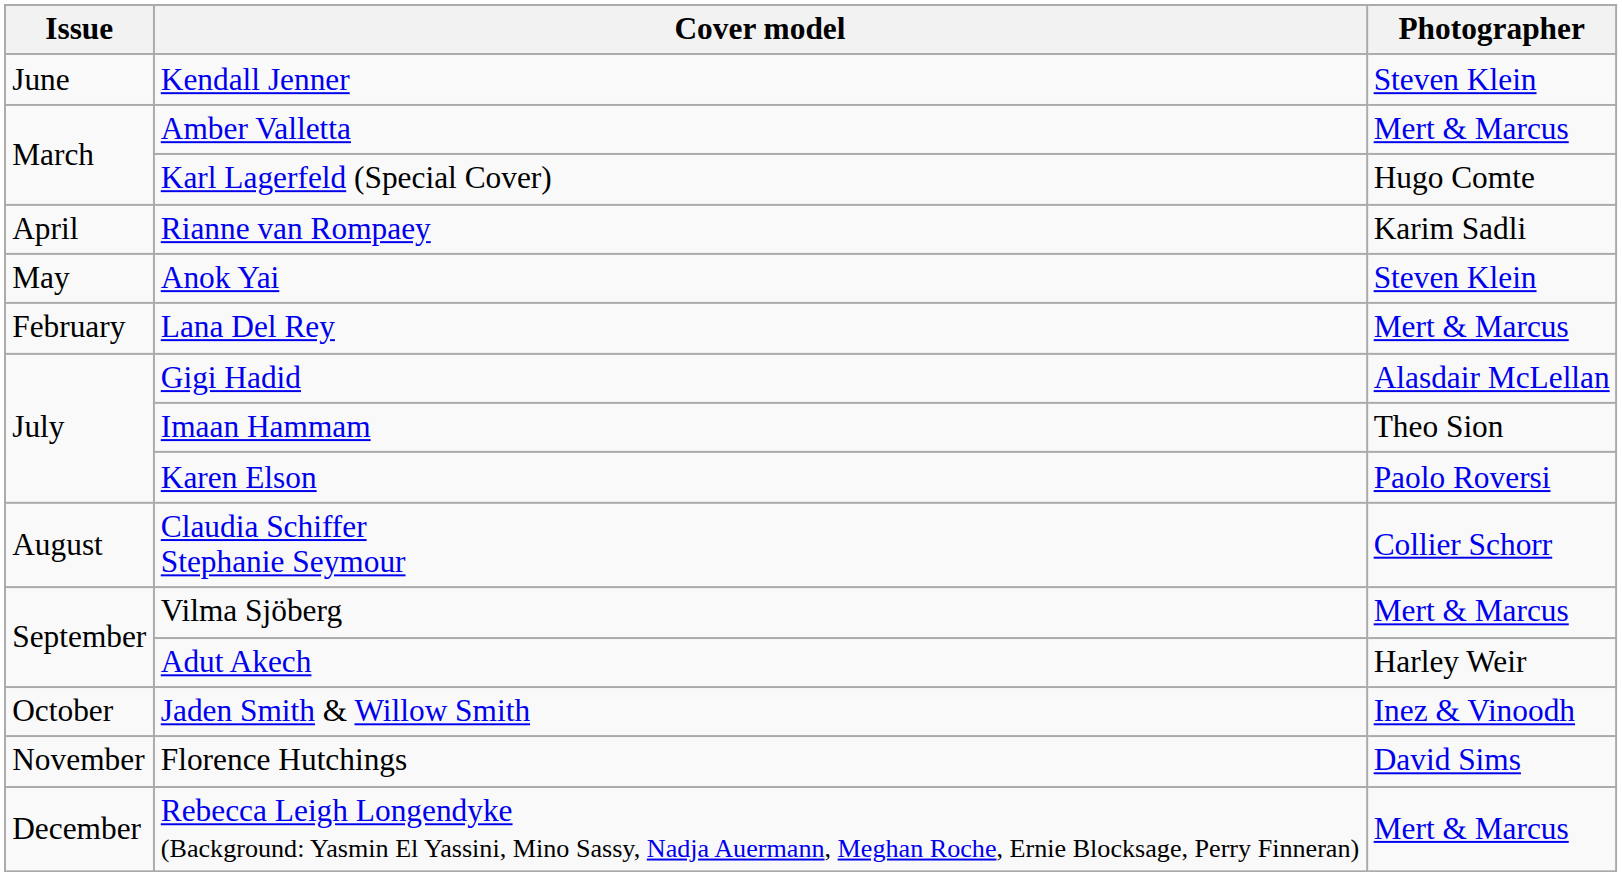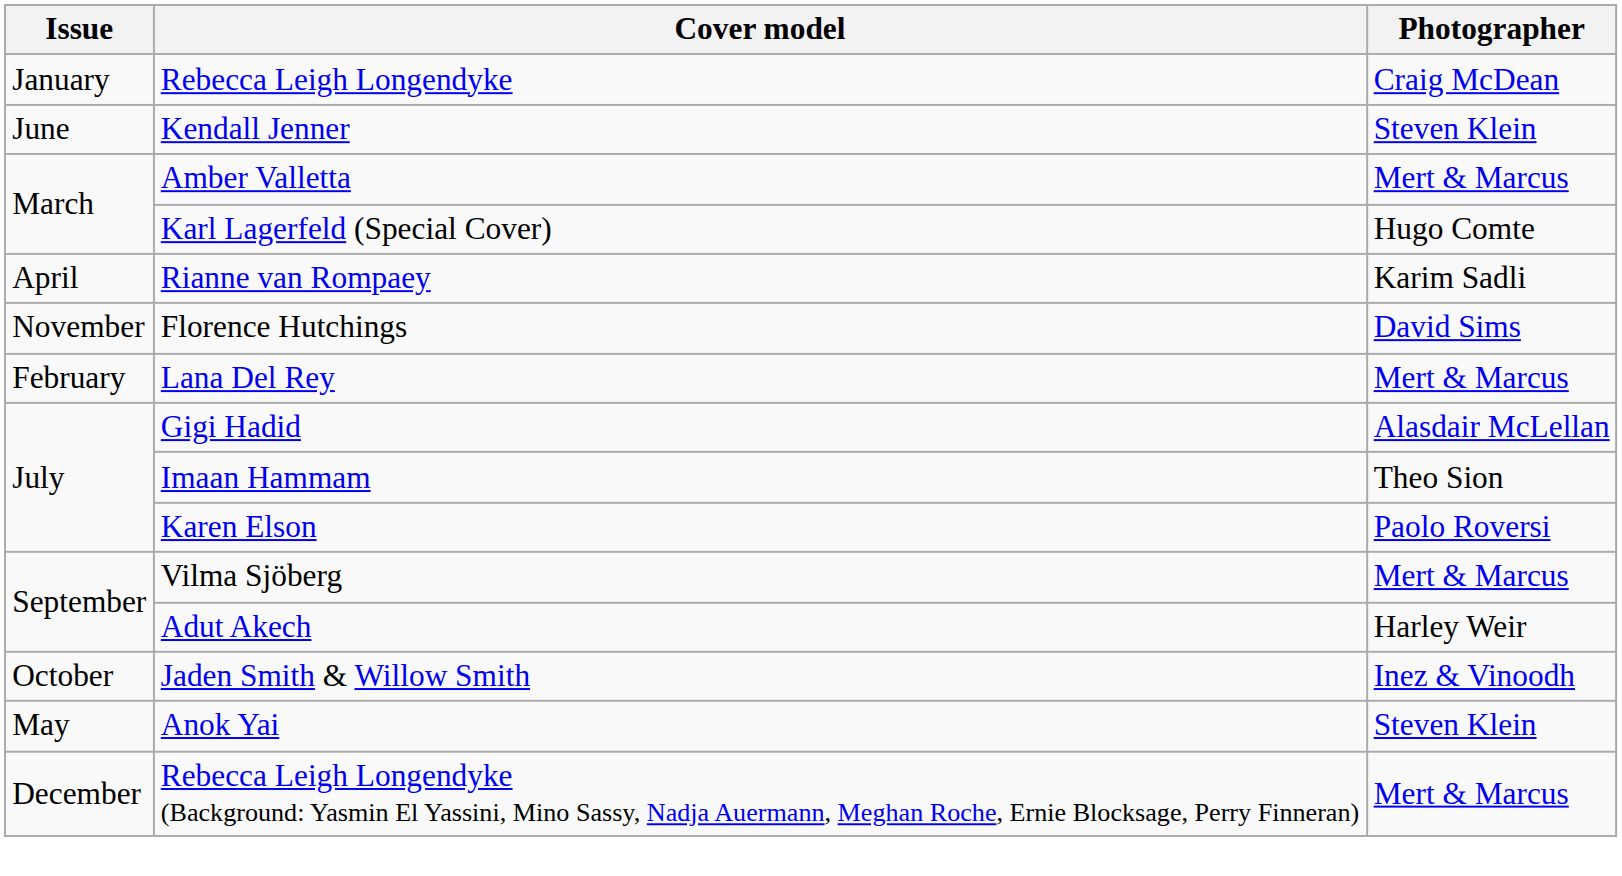+ row: (337, 79)
rows swapped: (220, 278) <-> (284, 760)
- row: (283, 544)
